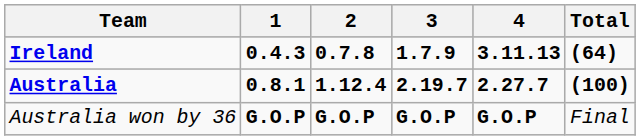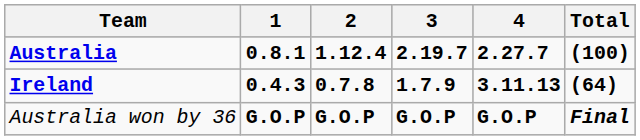rows swapped: (63, 86) <-> (51, 53)
(600, 118) normal -> (600, 118) bold
